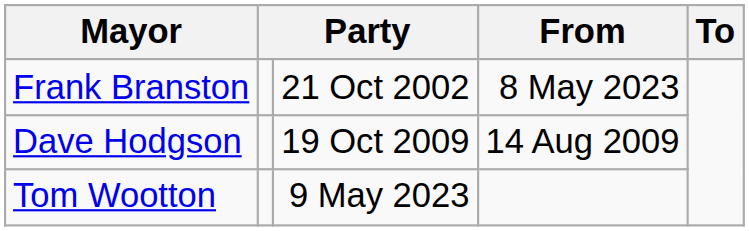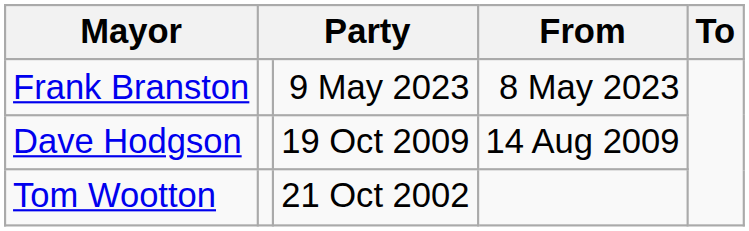(375, 86) 21 Oct 2002 -> (379, 86) 9 May 2023
(379, 196) 9 May 2023 -> (375, 196) 21 Oct 2002
